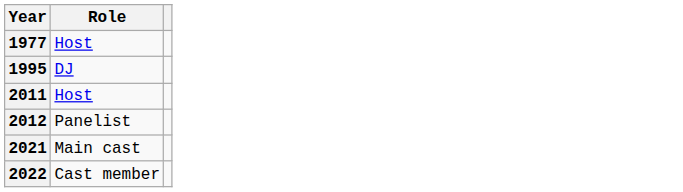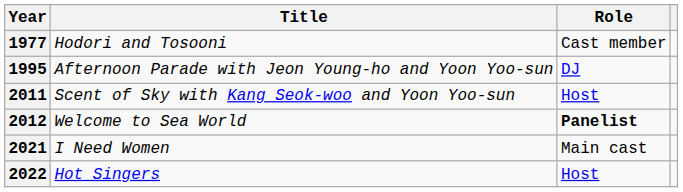+ column: (304, 18)
(74, 44) Host -> (614, 44) Cast member
(93, 122) normal -> (599, 122) bold
(107, 174) Cast member -> (580, 174) Host
